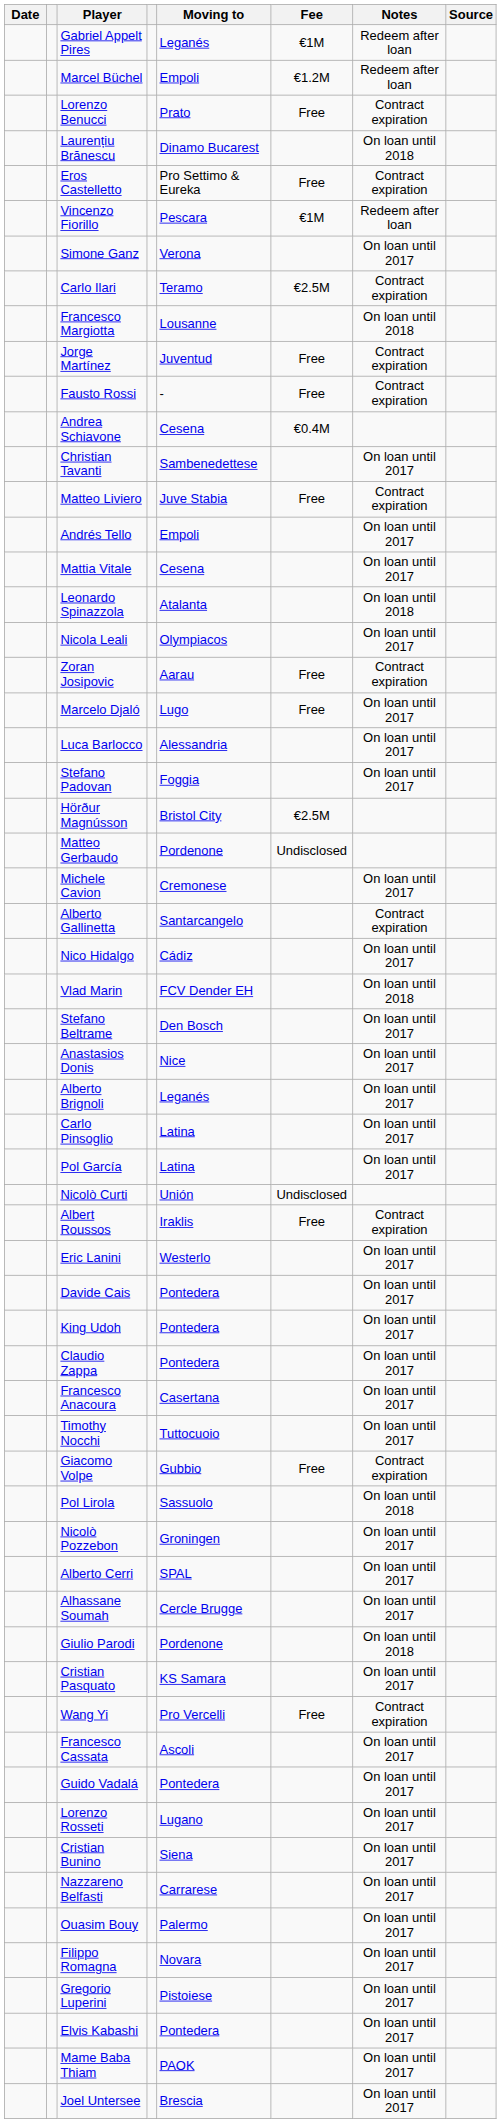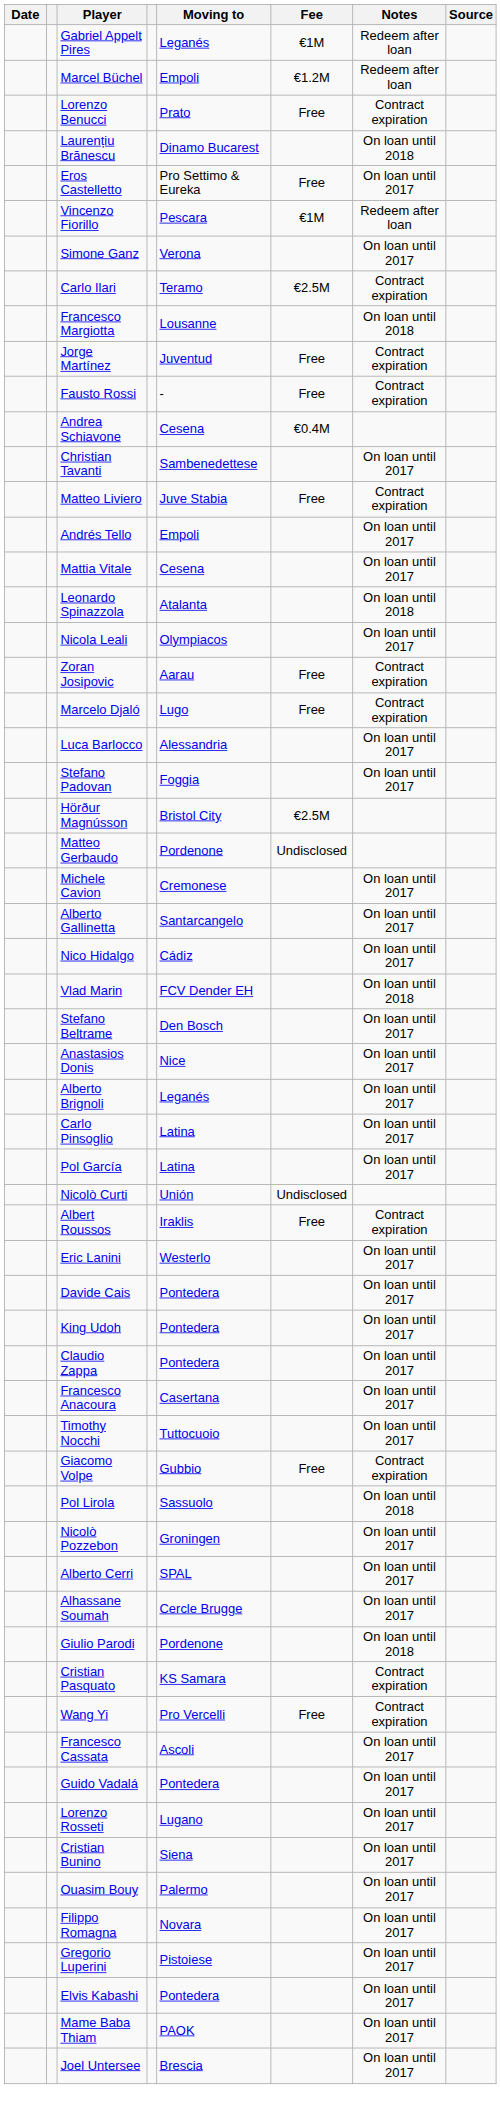(399, 183) Contract expiration -> (399, 183) On loan until 2017
(399, 710) On loan until 2017 -> (399, 710) Contract expiration
(399, 920) Contract expiration -> (399, 920) On loan until 2017
(399, 1679) On loan until 2017 -> (399, 1679) Contract expiration
- row: (92, 1890)
